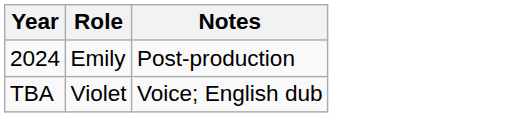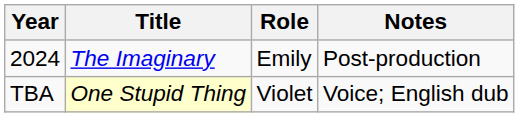+ column: (158, 22)
